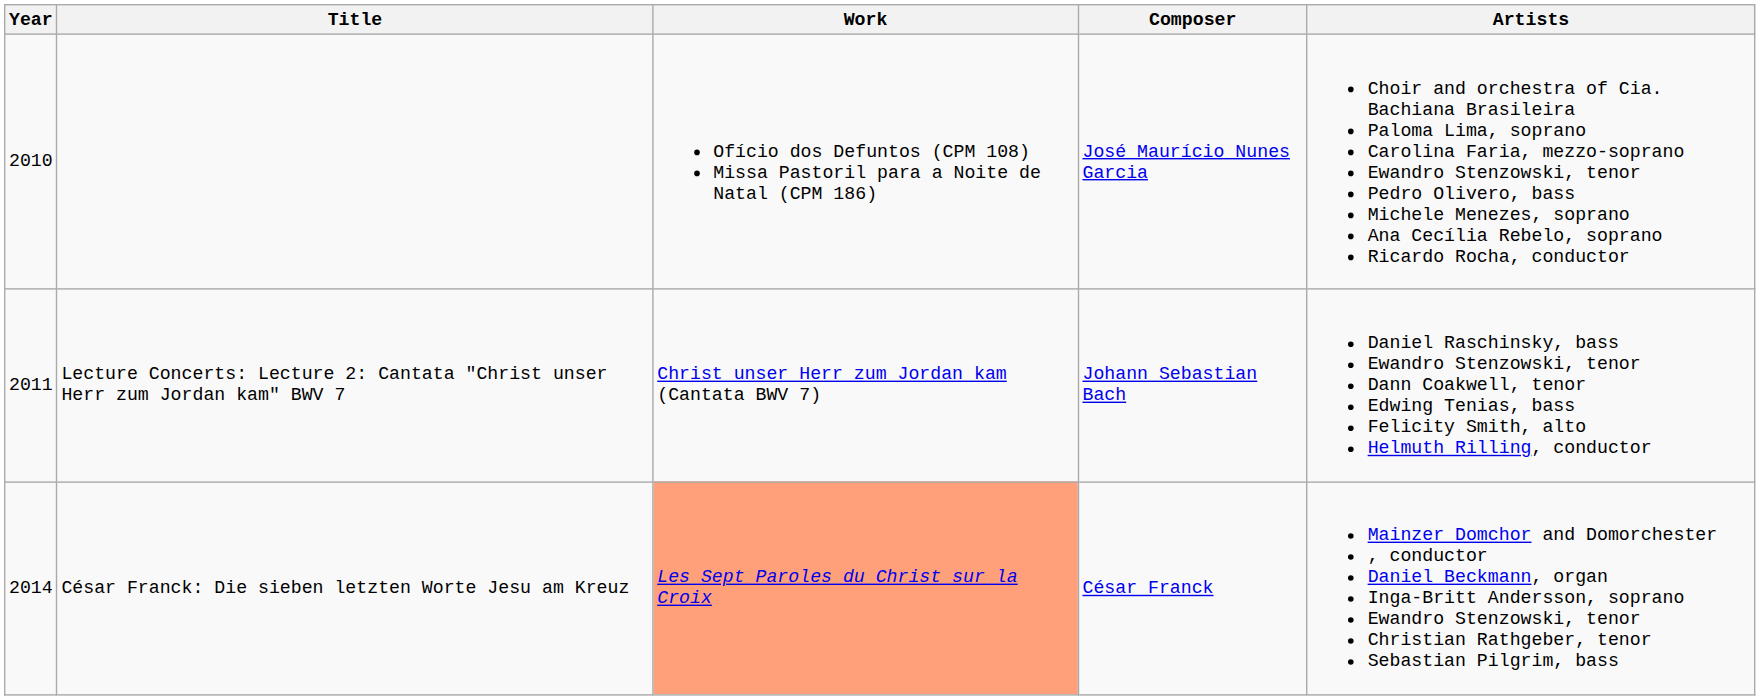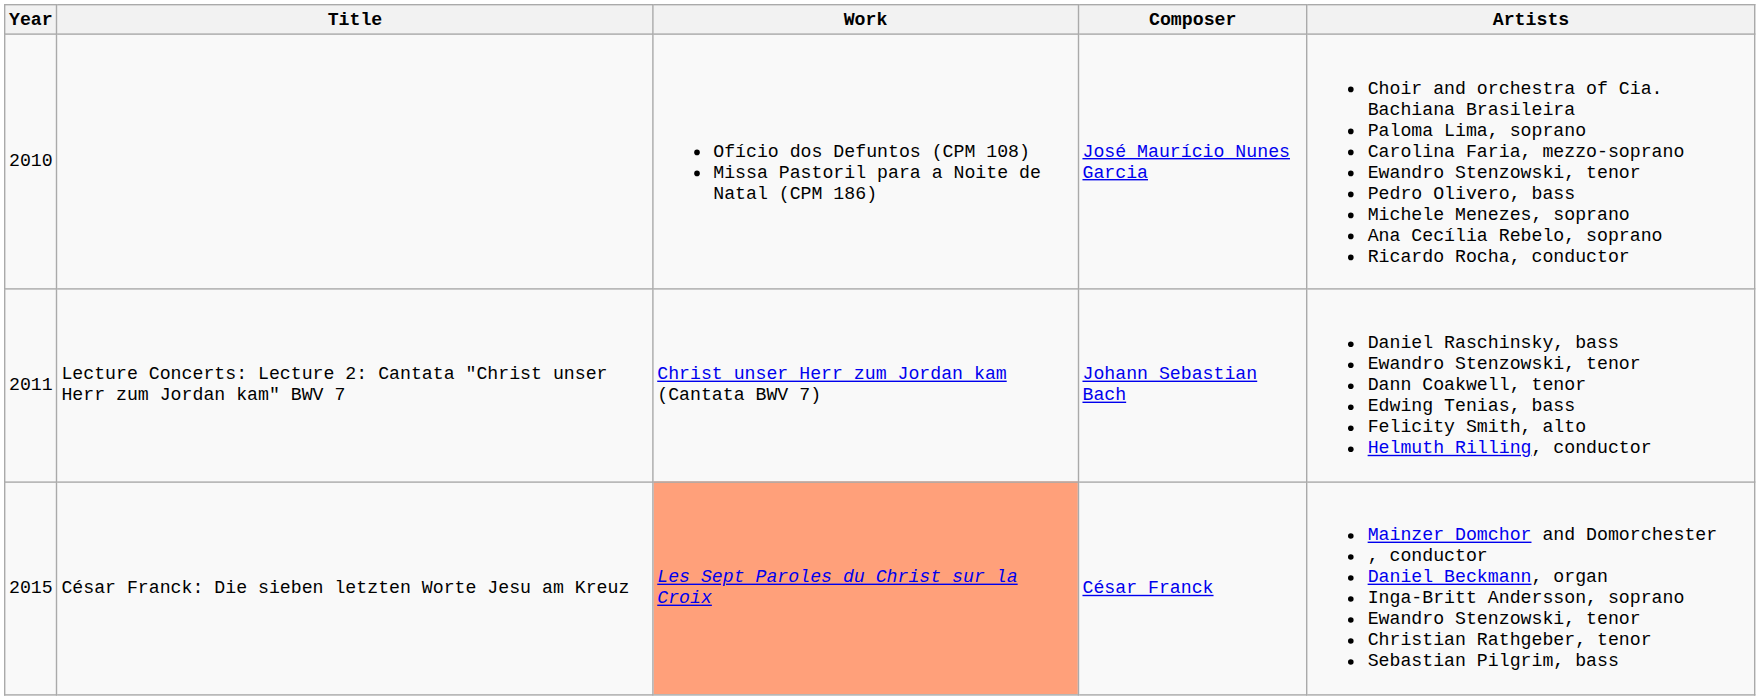(31, 588) 2014 -> (31, 588) 2015
